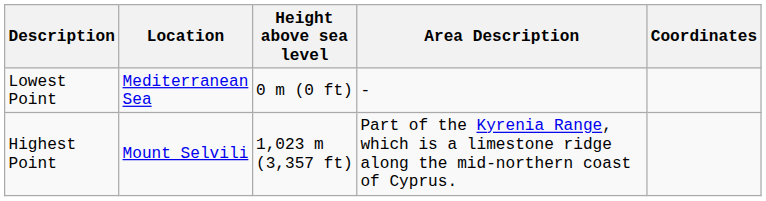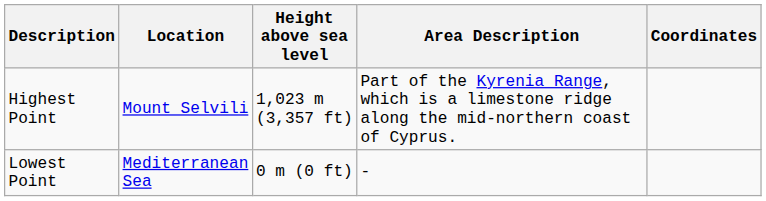rows swapped: (42, 154) <-> (37, 91)
